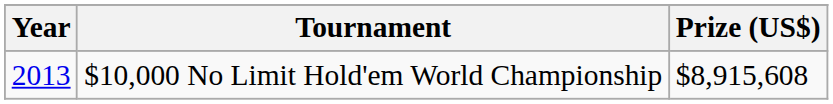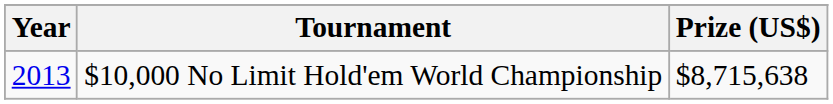(742, 74) $8,915,608 -> (742, 74) $8,715,638
